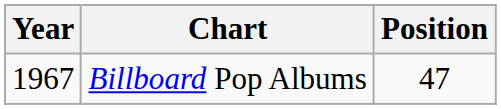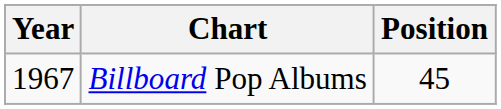(435, 78) 47 -> (435, 78) 45
